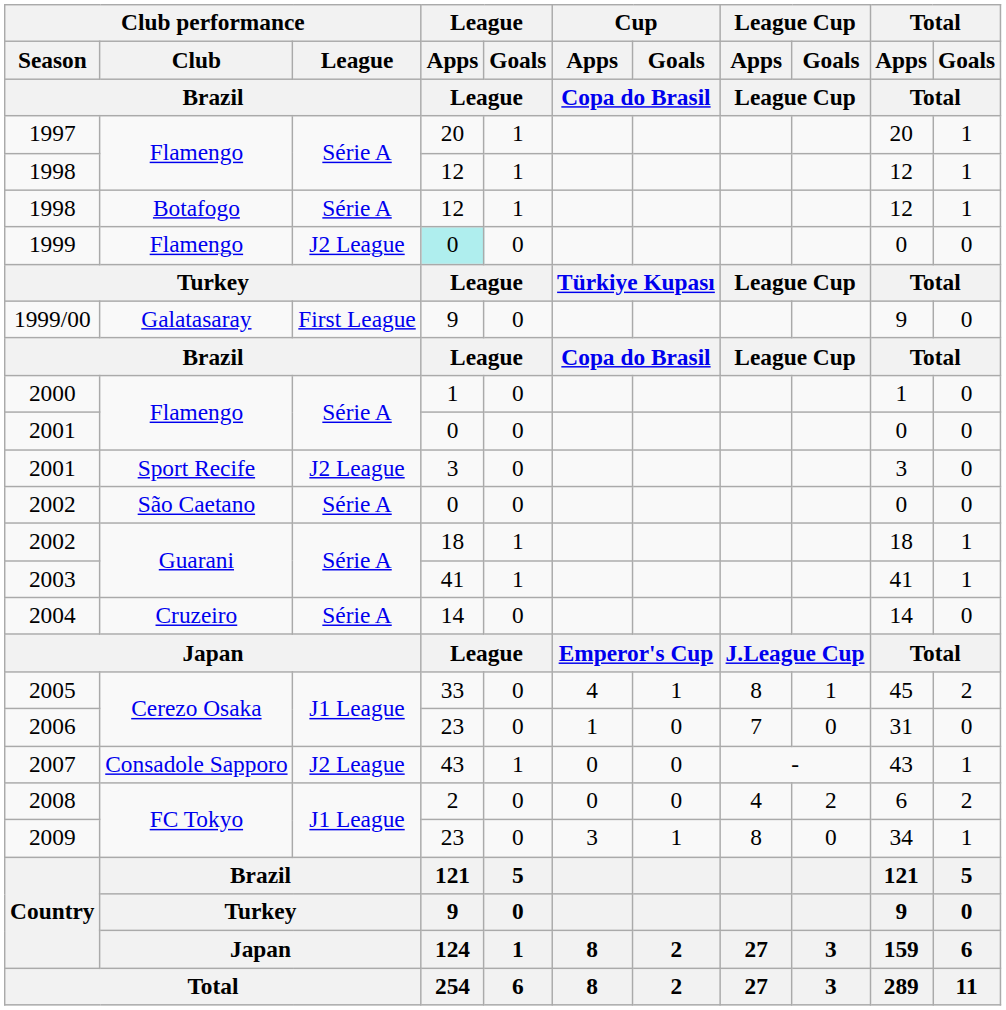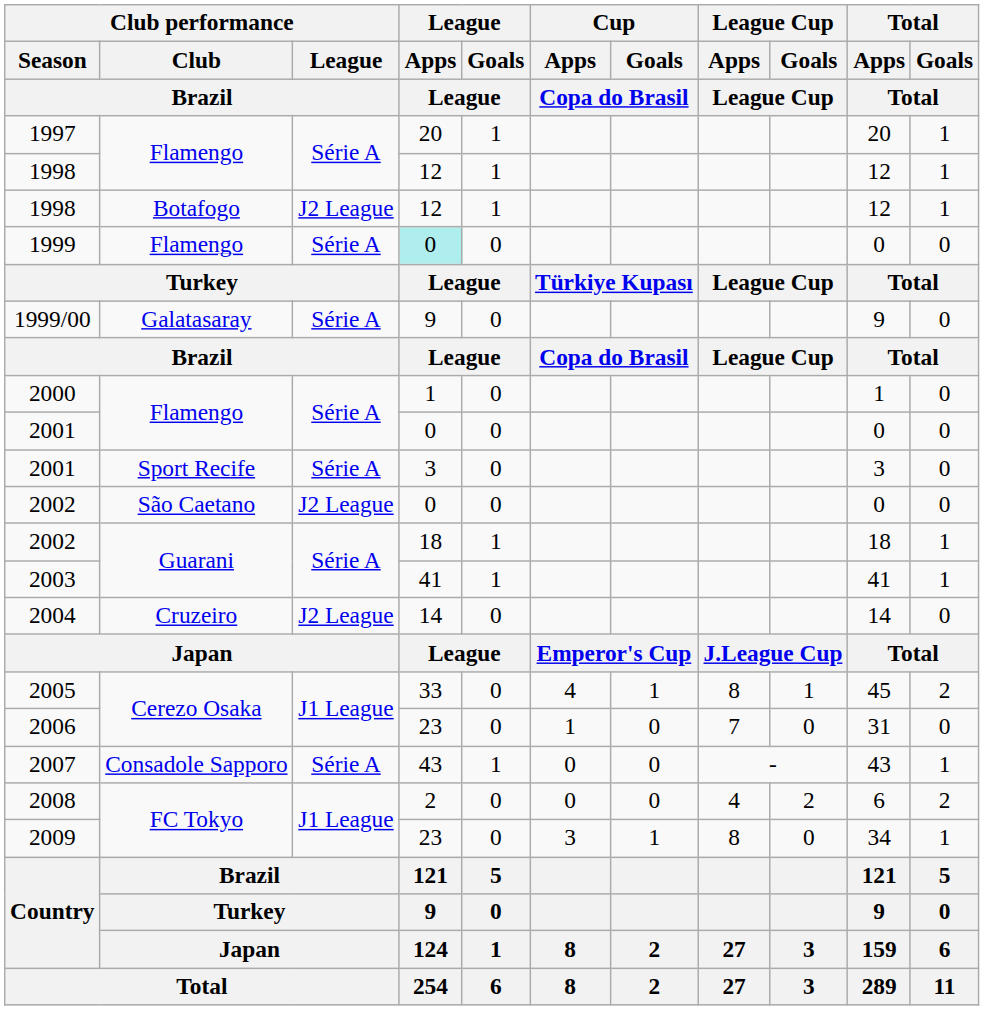(357, 208) Série A -> (346, 208) J2 League
(357, 245) J2 League -> (346, 245) Série A
(357, 319) First League -> (346, 319) Série A
(357, 467) J2 League -> (346, 467) Série A
(357, 504) Série A -> (346, 504) J2 League
(357, 615) Série A -> (346, 615) J2 League
(357, 763) J2 League -> (346, 763) Série A
